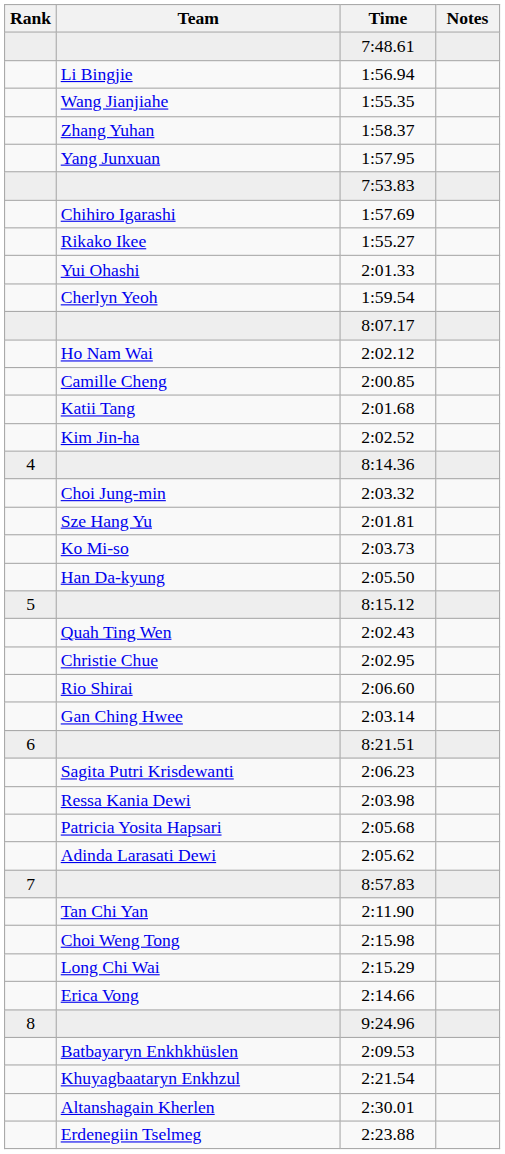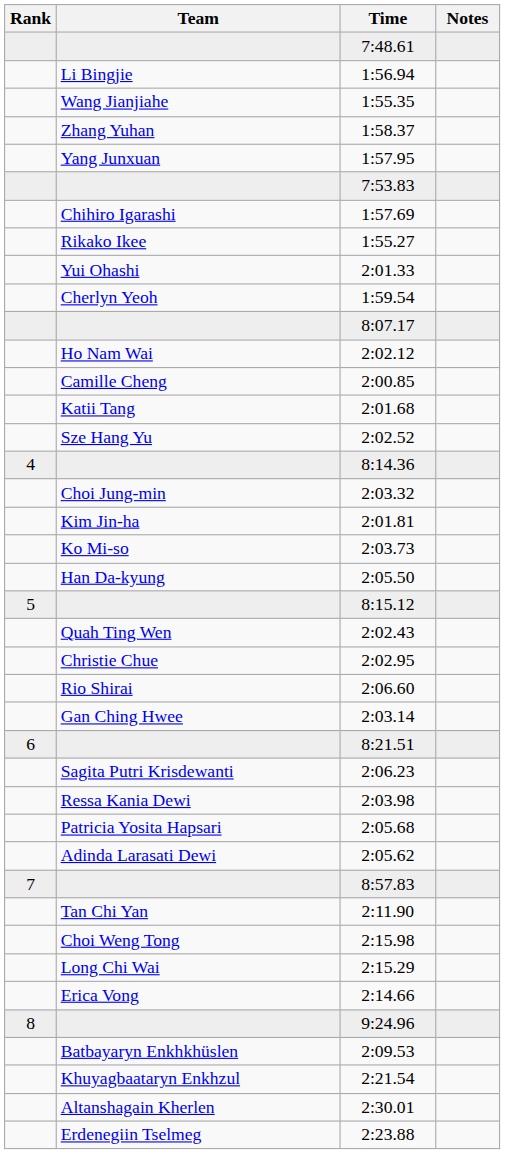(100, 437) Kim Jin-ha -> (106, 437) Sze Hang Yu
(106, 520) Sze Hang Yu -> (100, 520) Kim Jin-ha
